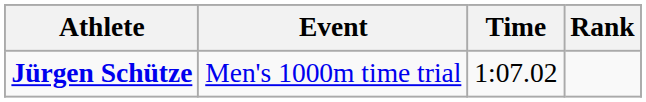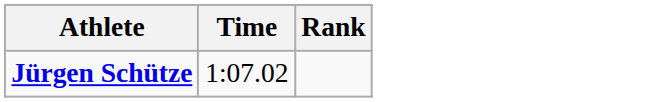- column: (333, 27)
